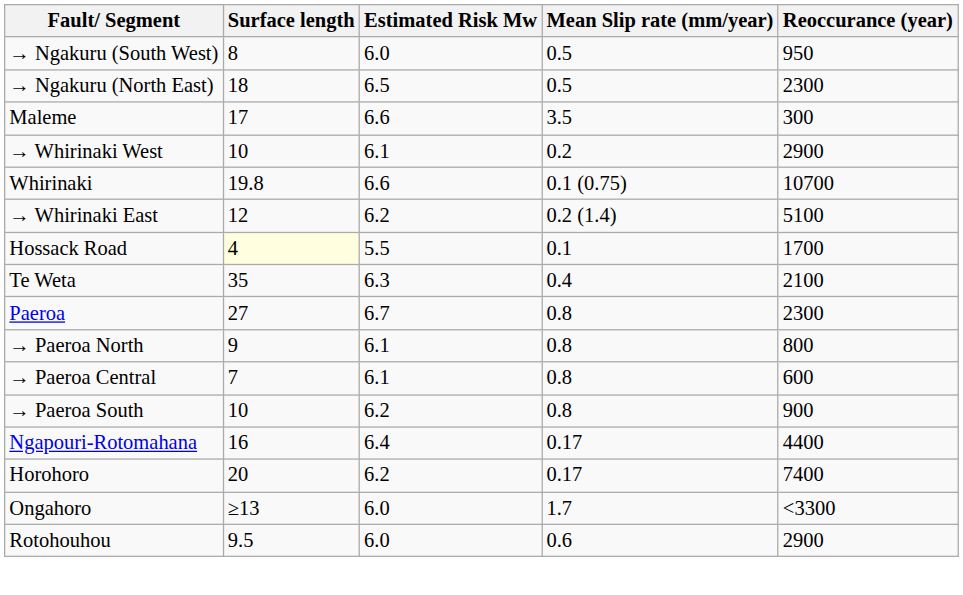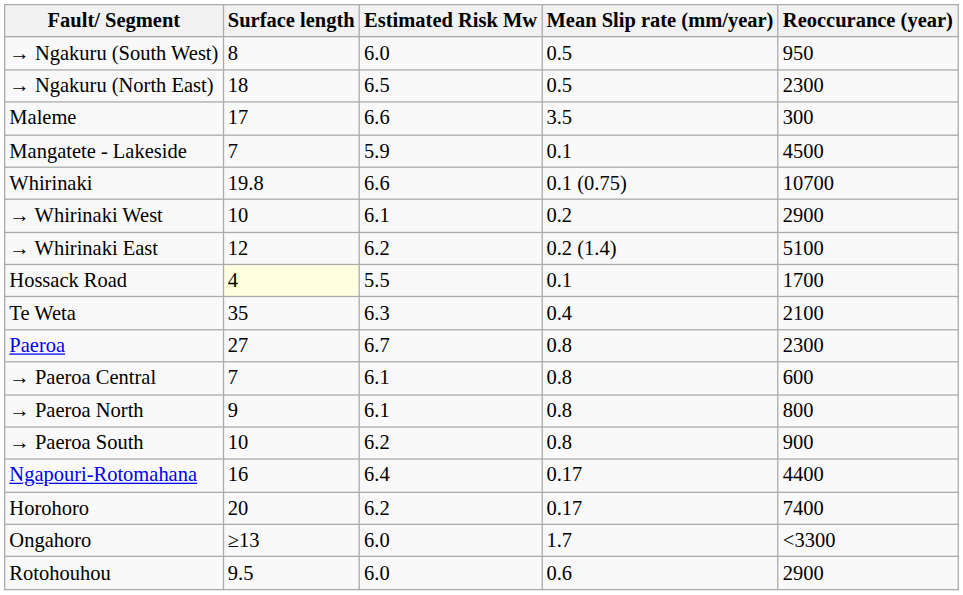+ row: (98, 150)
rows swapped: (51, 183) <-> (86, 150)
rows swapped: (76, 345) <-> (83, 378)
